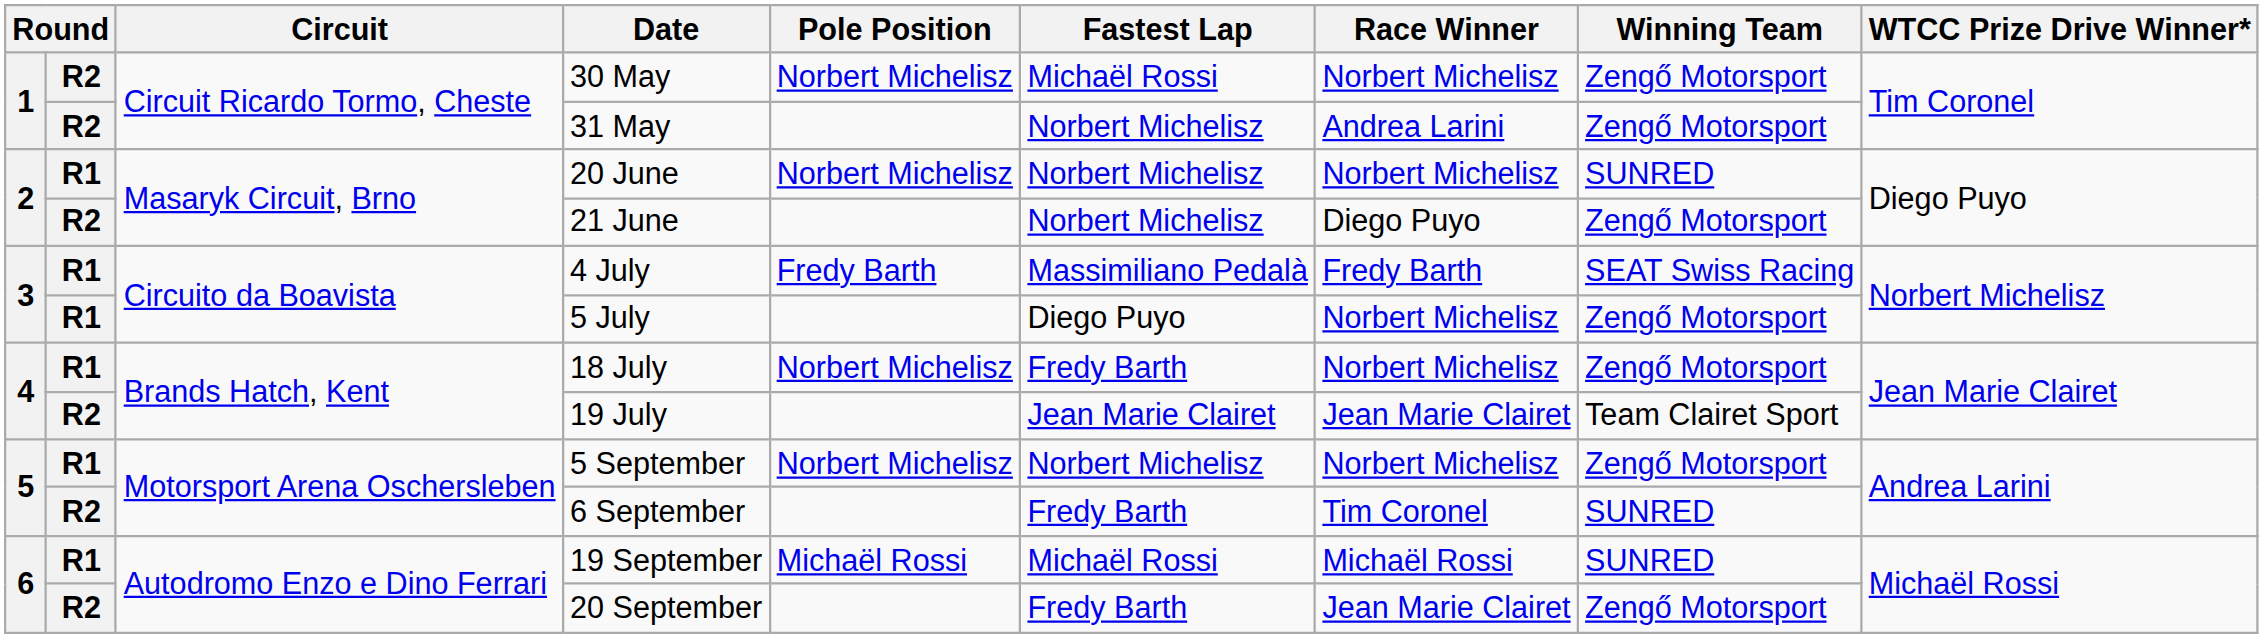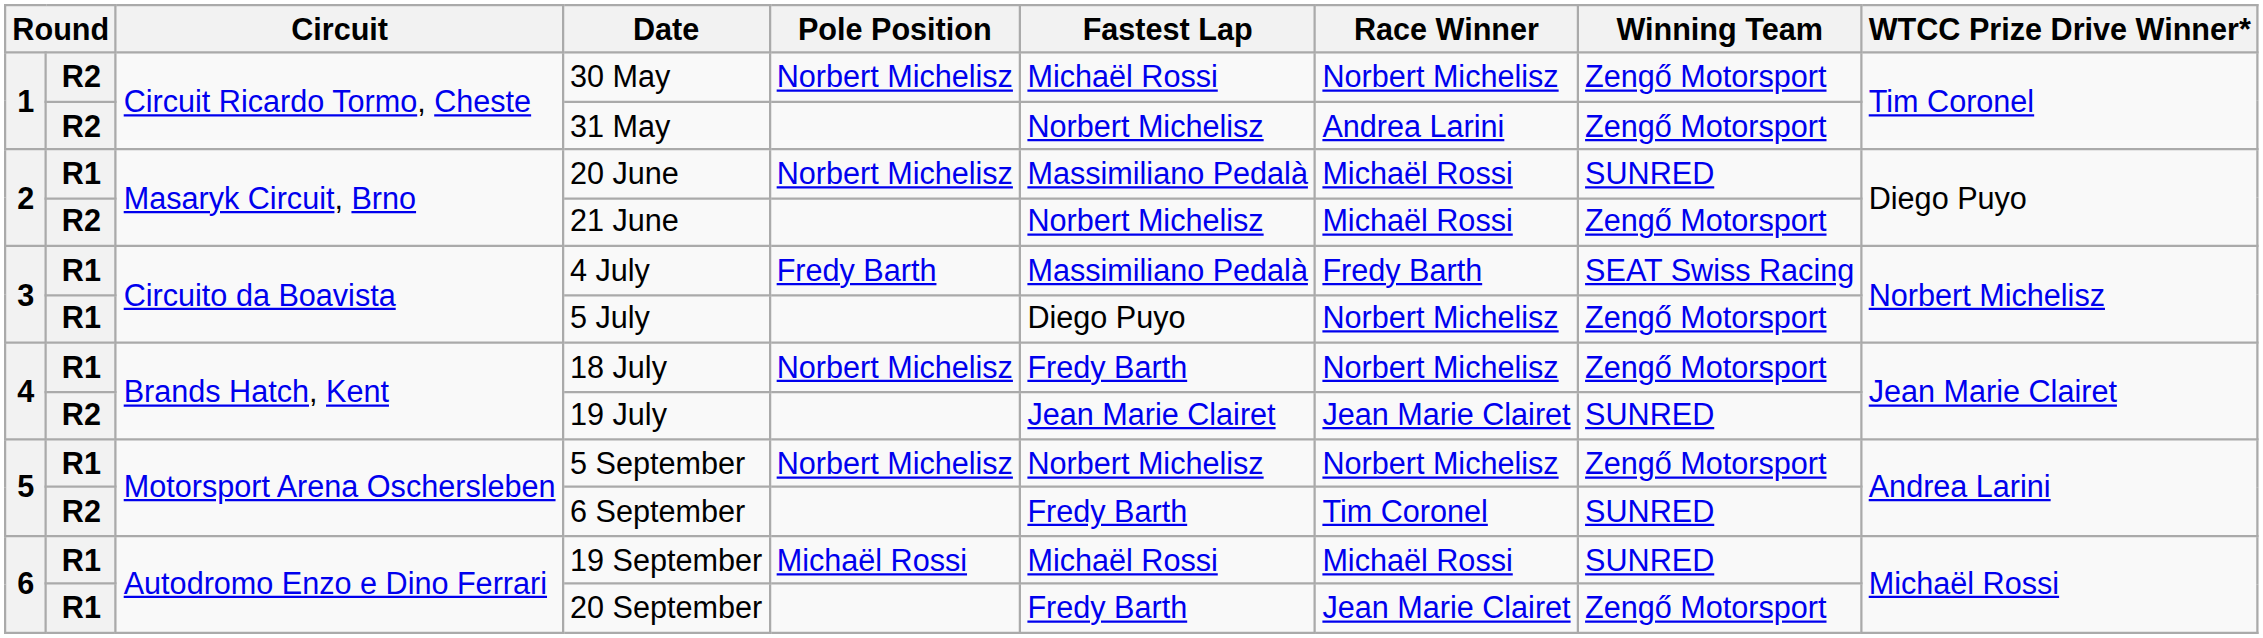(1146, 174) Norbert Michelisz -> (1168, 174) Massimiliano Pedalà
(1441, 174) Norbert Michelisz -> (1418, 174) Michaël Rossi
(1401, 222) Diego Puyo -> (1418, 222) Michaël Rossi
(1712, 415) Team Clairet Sport -> (1650, 415) SUNRED
(81, 608) R2 -> (81, 608) R1
